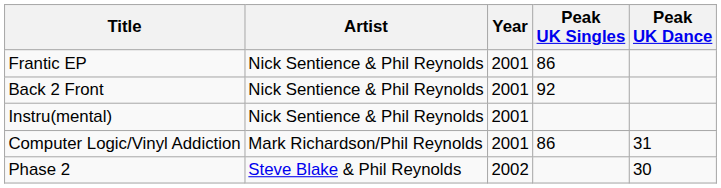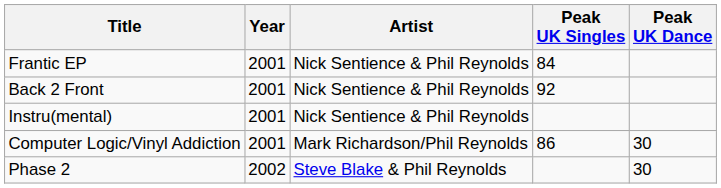columns swapped: (366, 27) <-> (510, 27)
(546, 63) 86 -> (546, 63) 84
(642, 143) 31 -> (642, 143) 30
